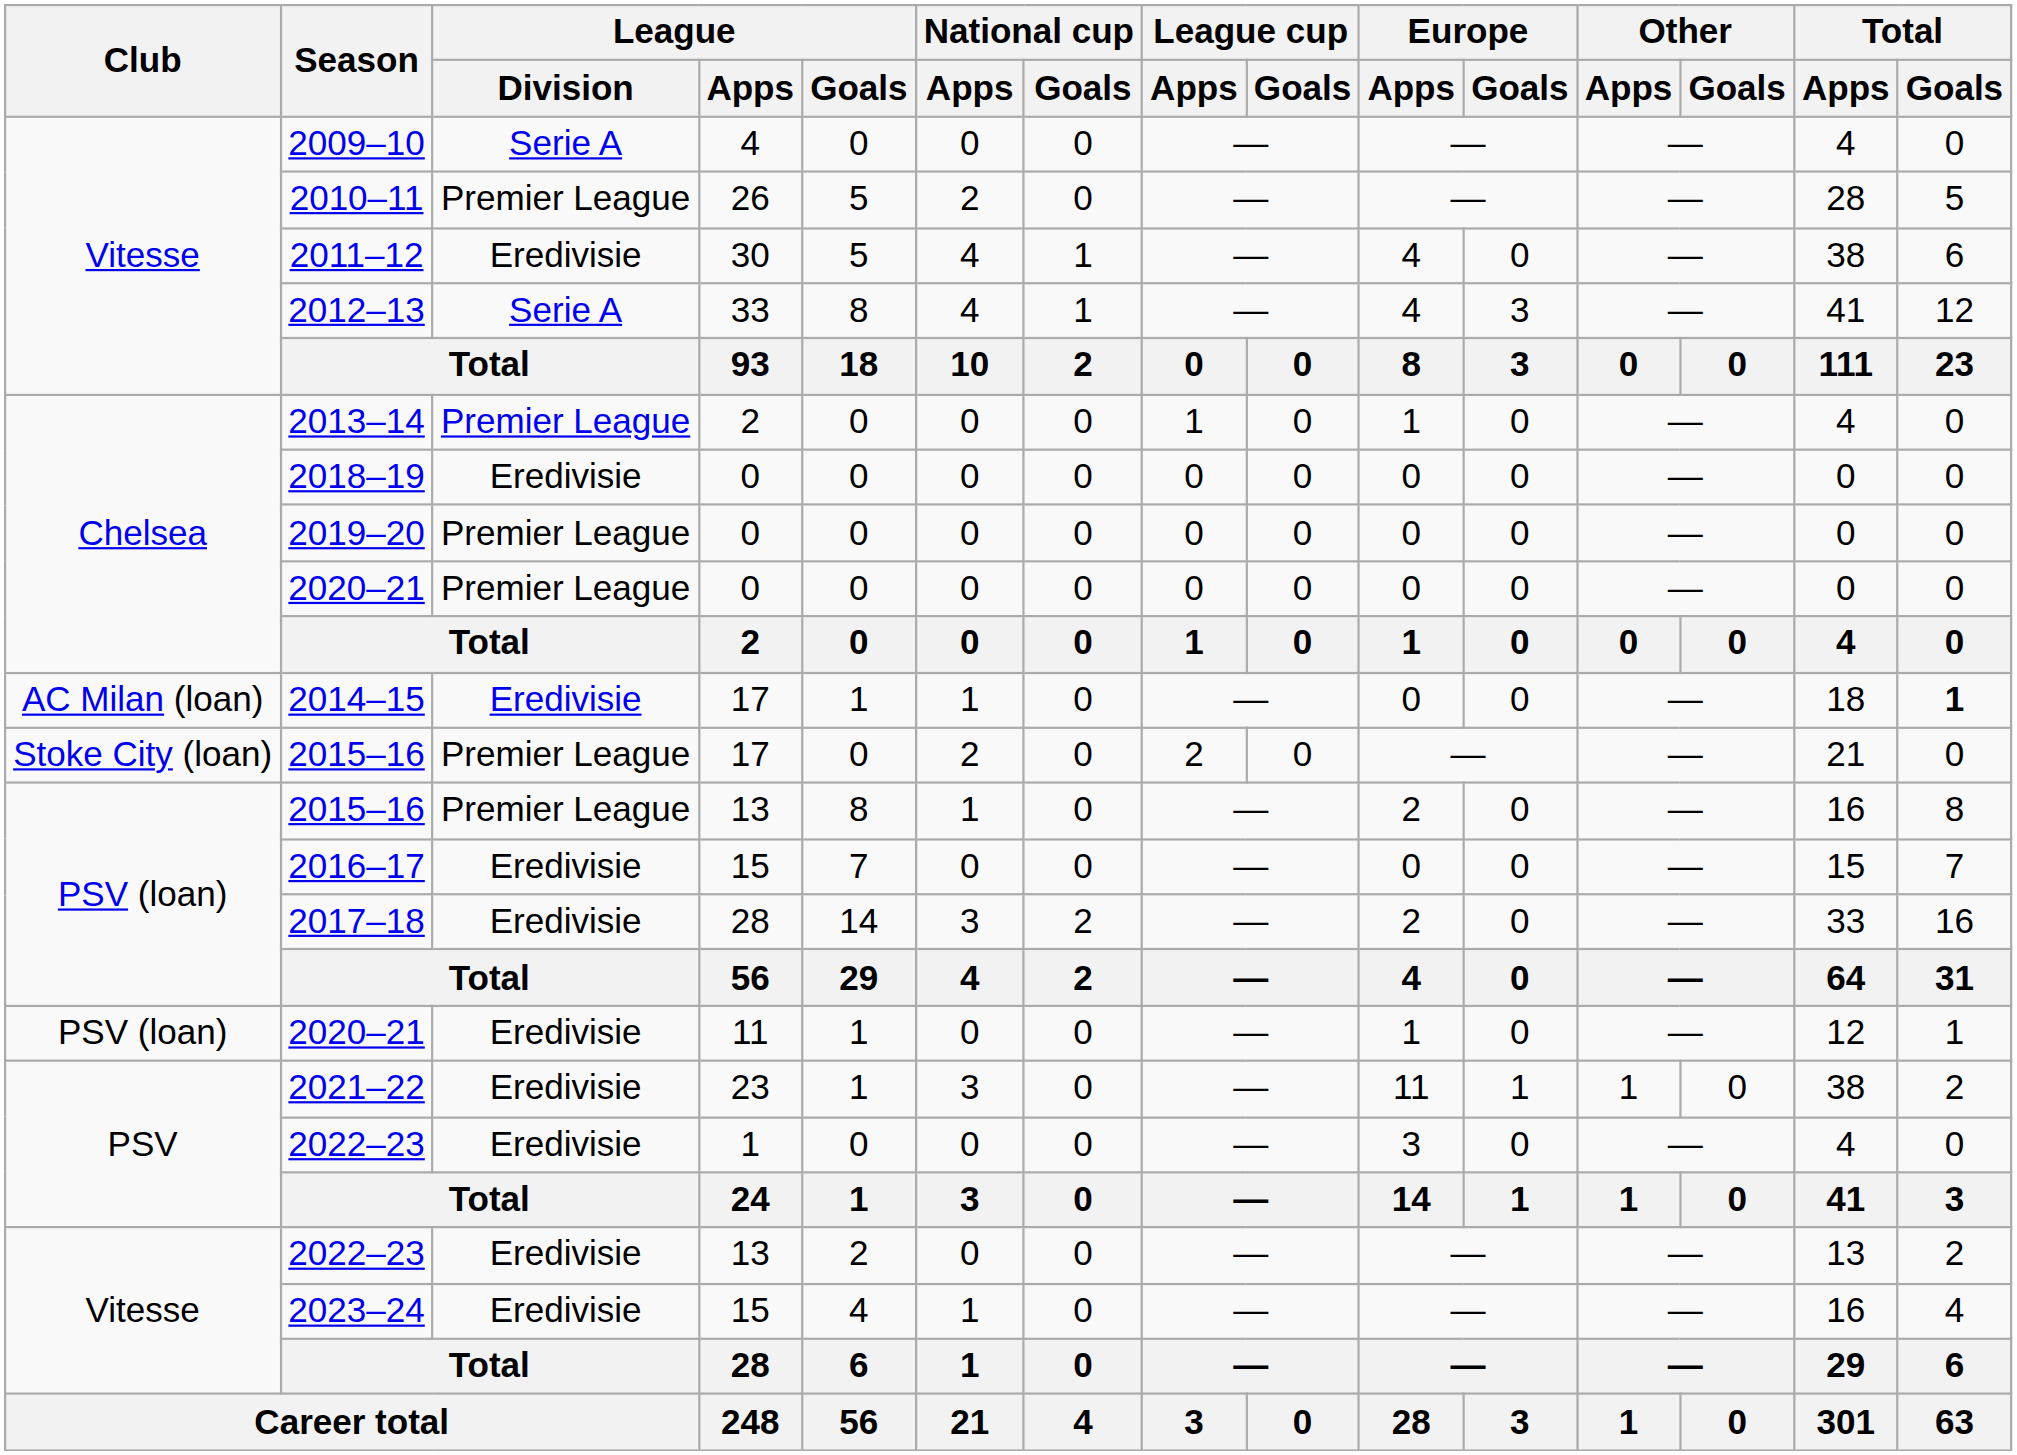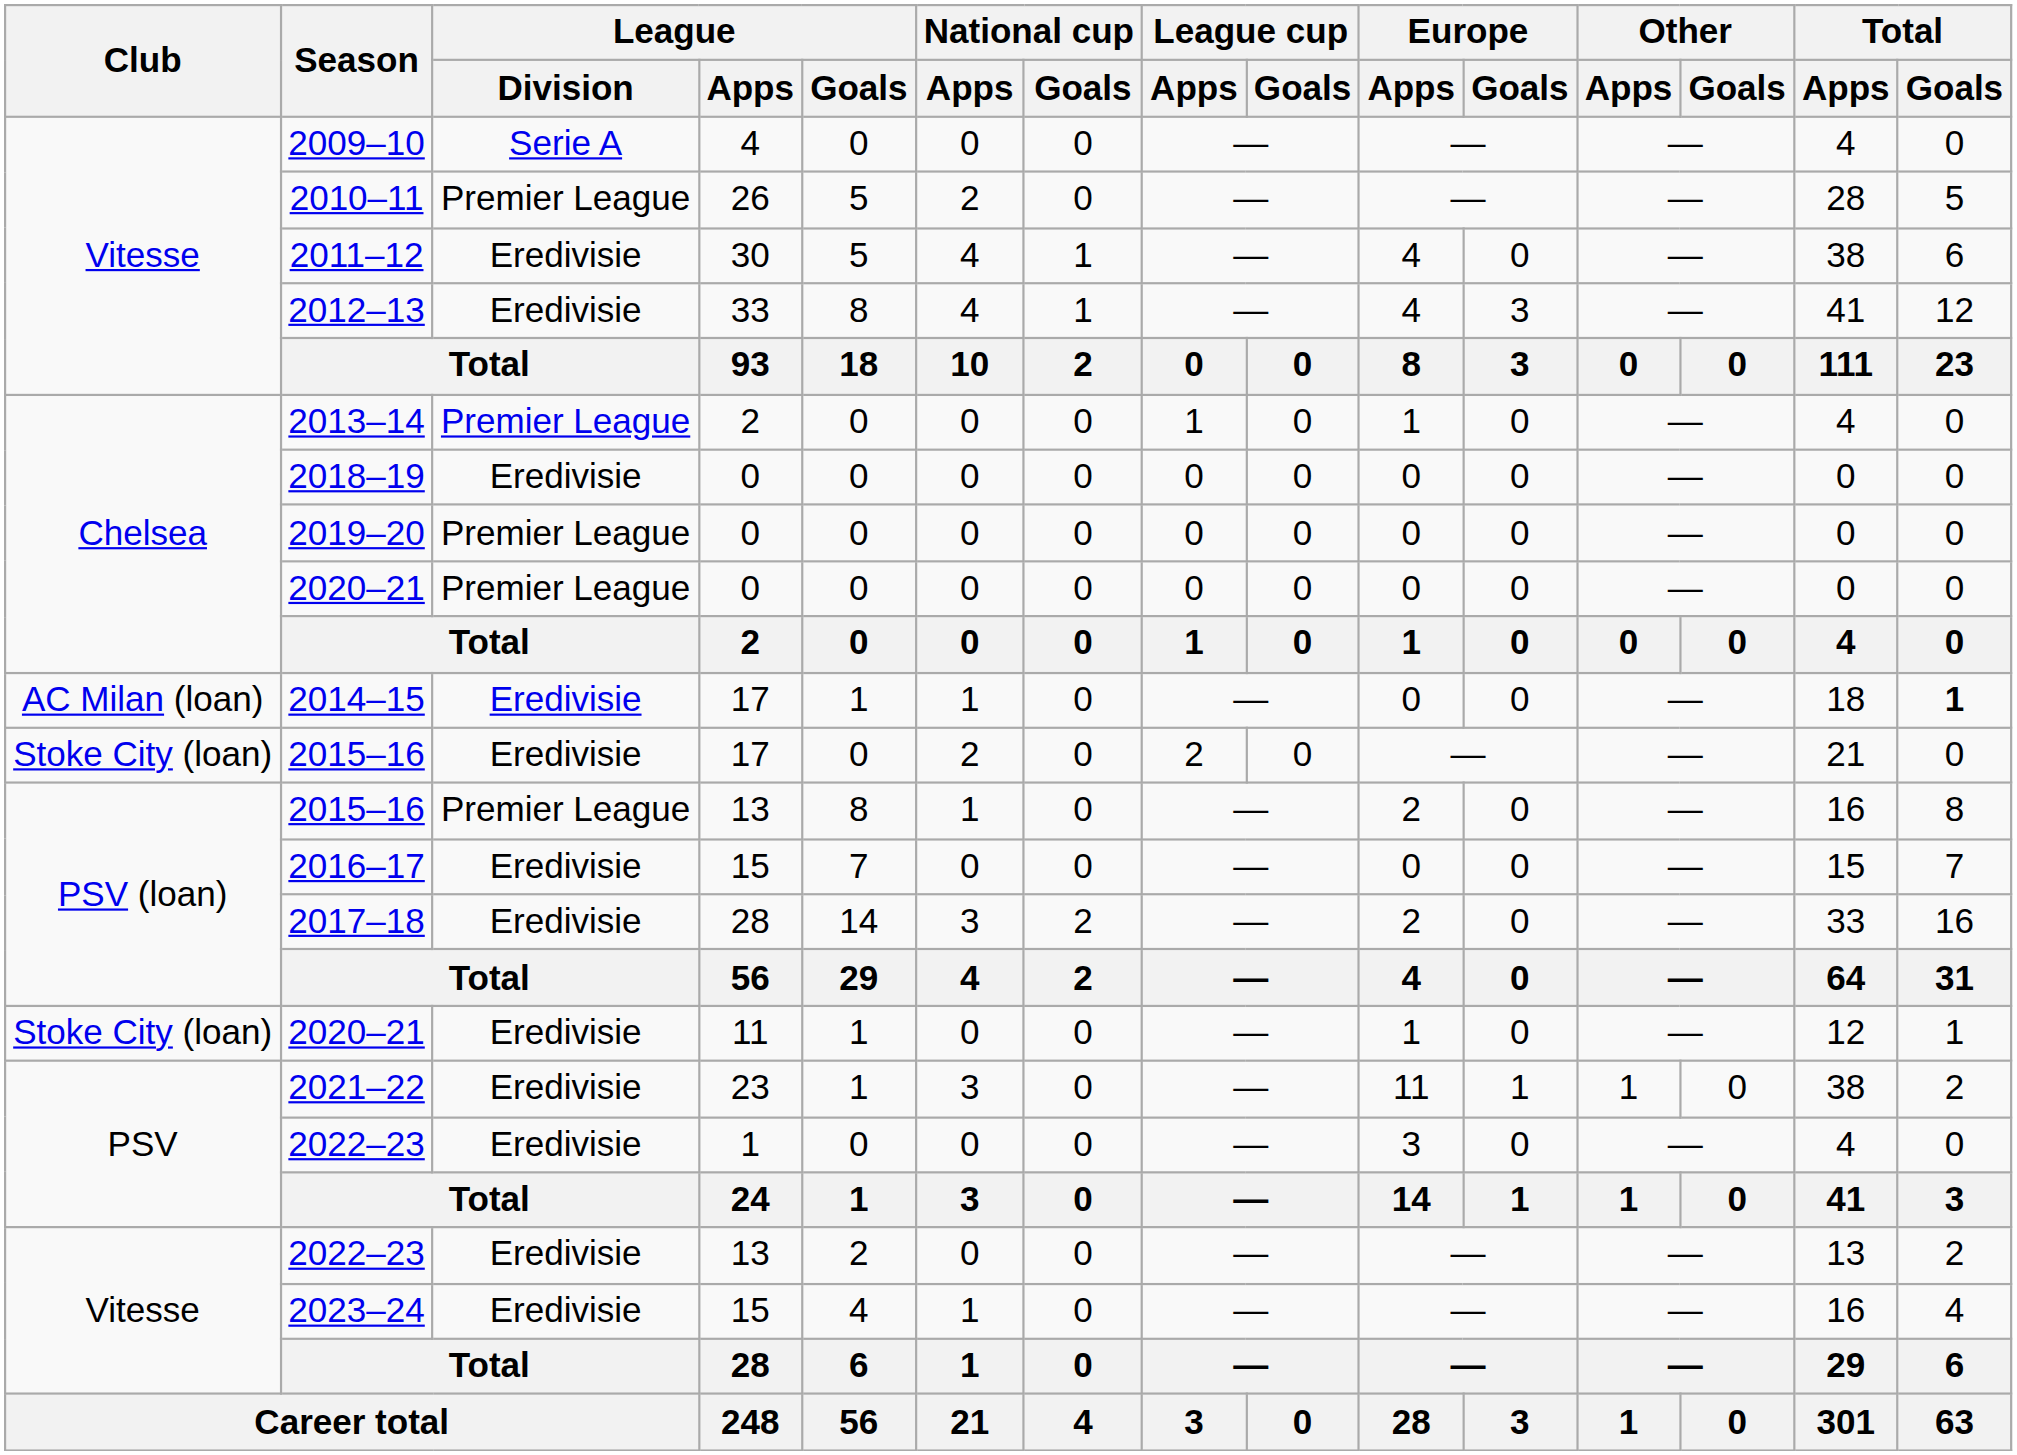(566, 310) Serie A -> (566, 310) Eredivisie
(566, 754) Premier League -> (566, 754) Eredivisie
(143, 1032) PSV (loan) -> (143, 1032) Stoke City (loan)
